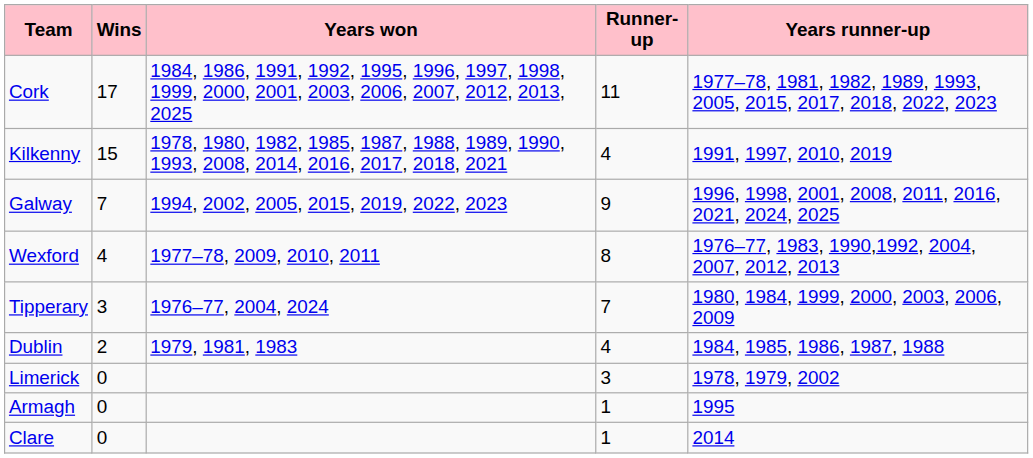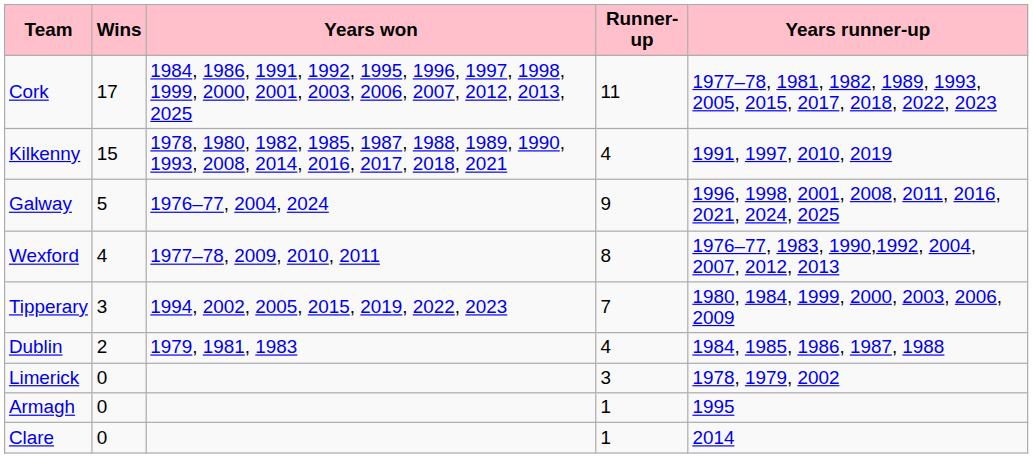(102, 204) 7 -> (102, 204) 5
(329, 204) 1994, 2002, 2005, 2015, 2019, 2022, 2023 -> (240, 204) 1976–77, 2004, 2024
(240, 307) 1976–77, 2004, 2024 -> (329, 307) 1994, 2002, 2005, 2015, 2019, 2022, 2023
